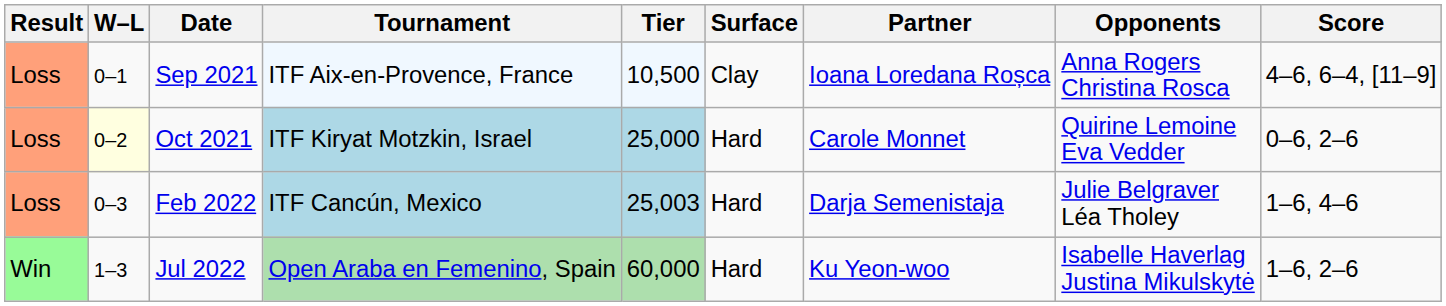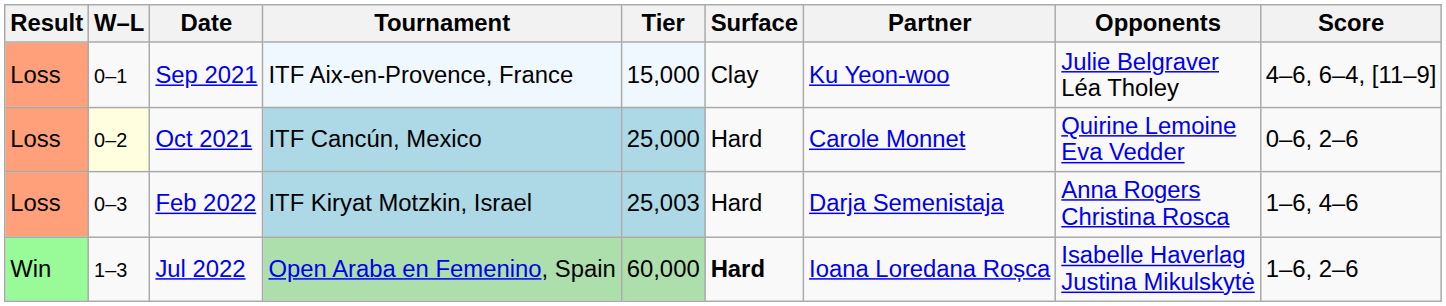(663, 74) 10,500 -> (663, 74) 15,000
(930, 74) Ioana Loredana Roșca -> (879, 74) Ku Yeon-woo
(1145, 74) Anna Rogers Christina Rosca -> (1140, 74) Julie Belgraver Léa Tholey
(400, 139) ITF Kiryat Motzkin, Israel -> (375, 139) ITF Cancún, Mexico
(375, 203) ITF Cancún, Mexico -> (400, 203) ITF Kiryat Motzkin, Israel
(1140, 203) Julie Belgraver Léa Tholey -> (1145, 203) Anna Rogers Christina Rosca
(736, 268) normal -> (738, 268) bold
(879, 268) Ku Yeon-woo -> (930, 268) Ioana Loredana Roșca
